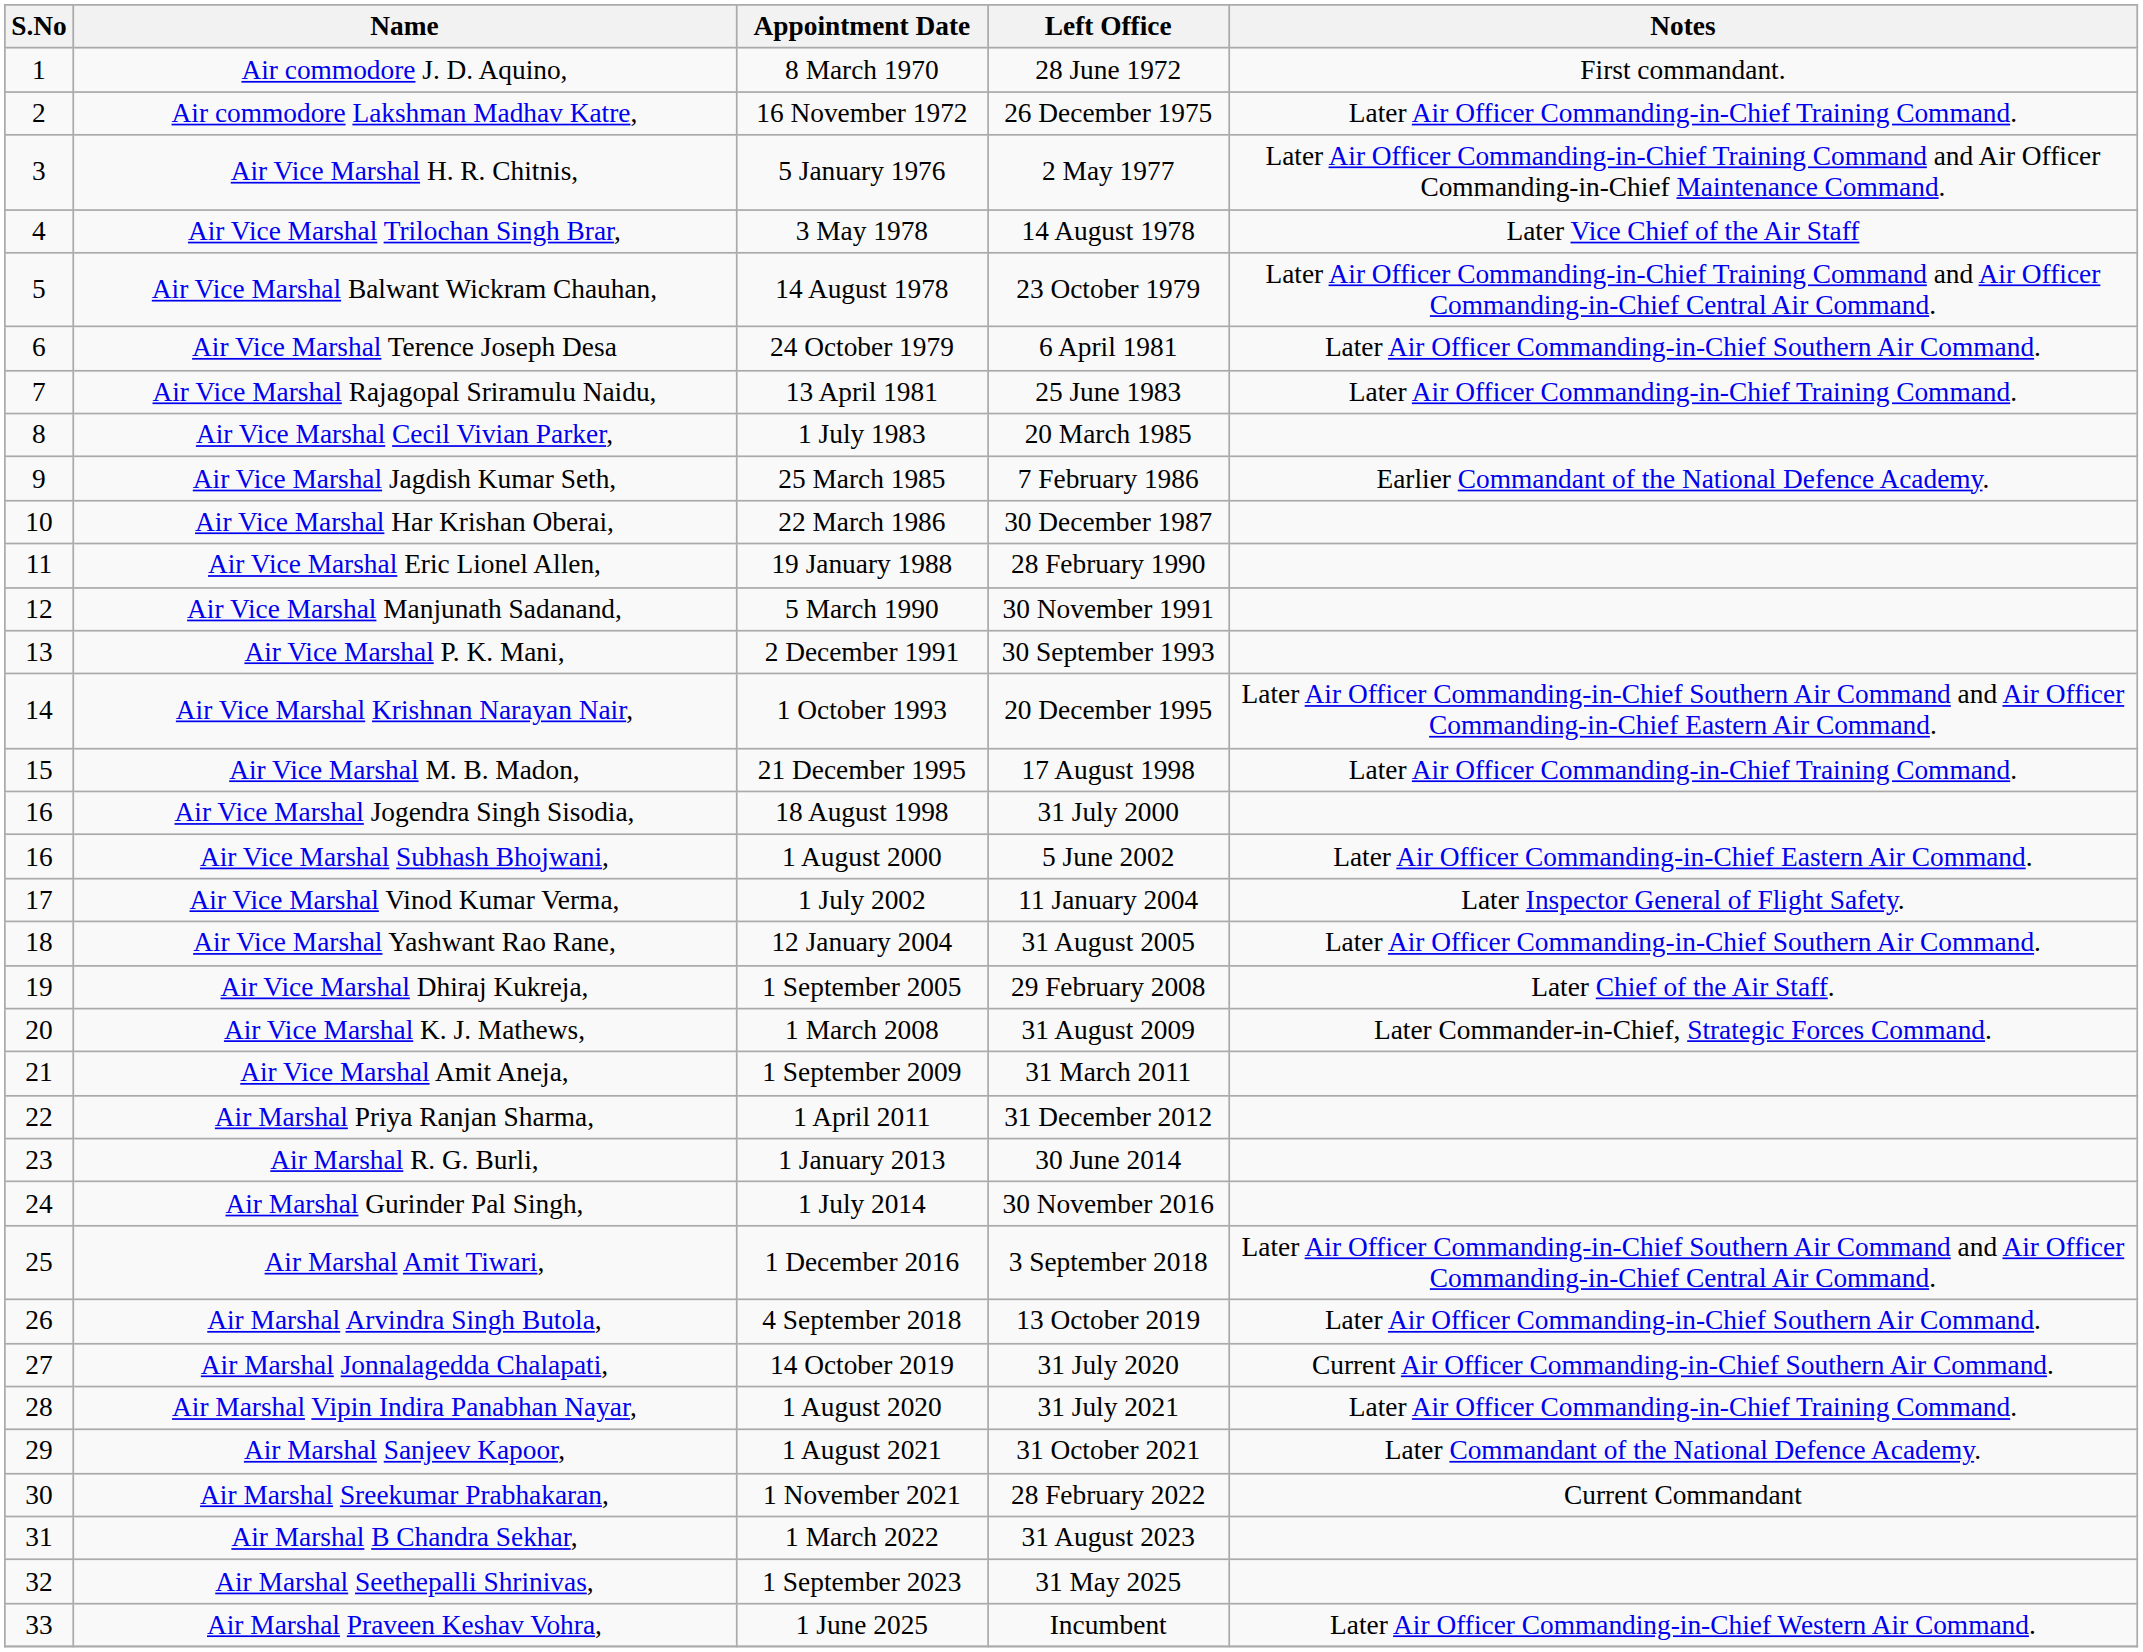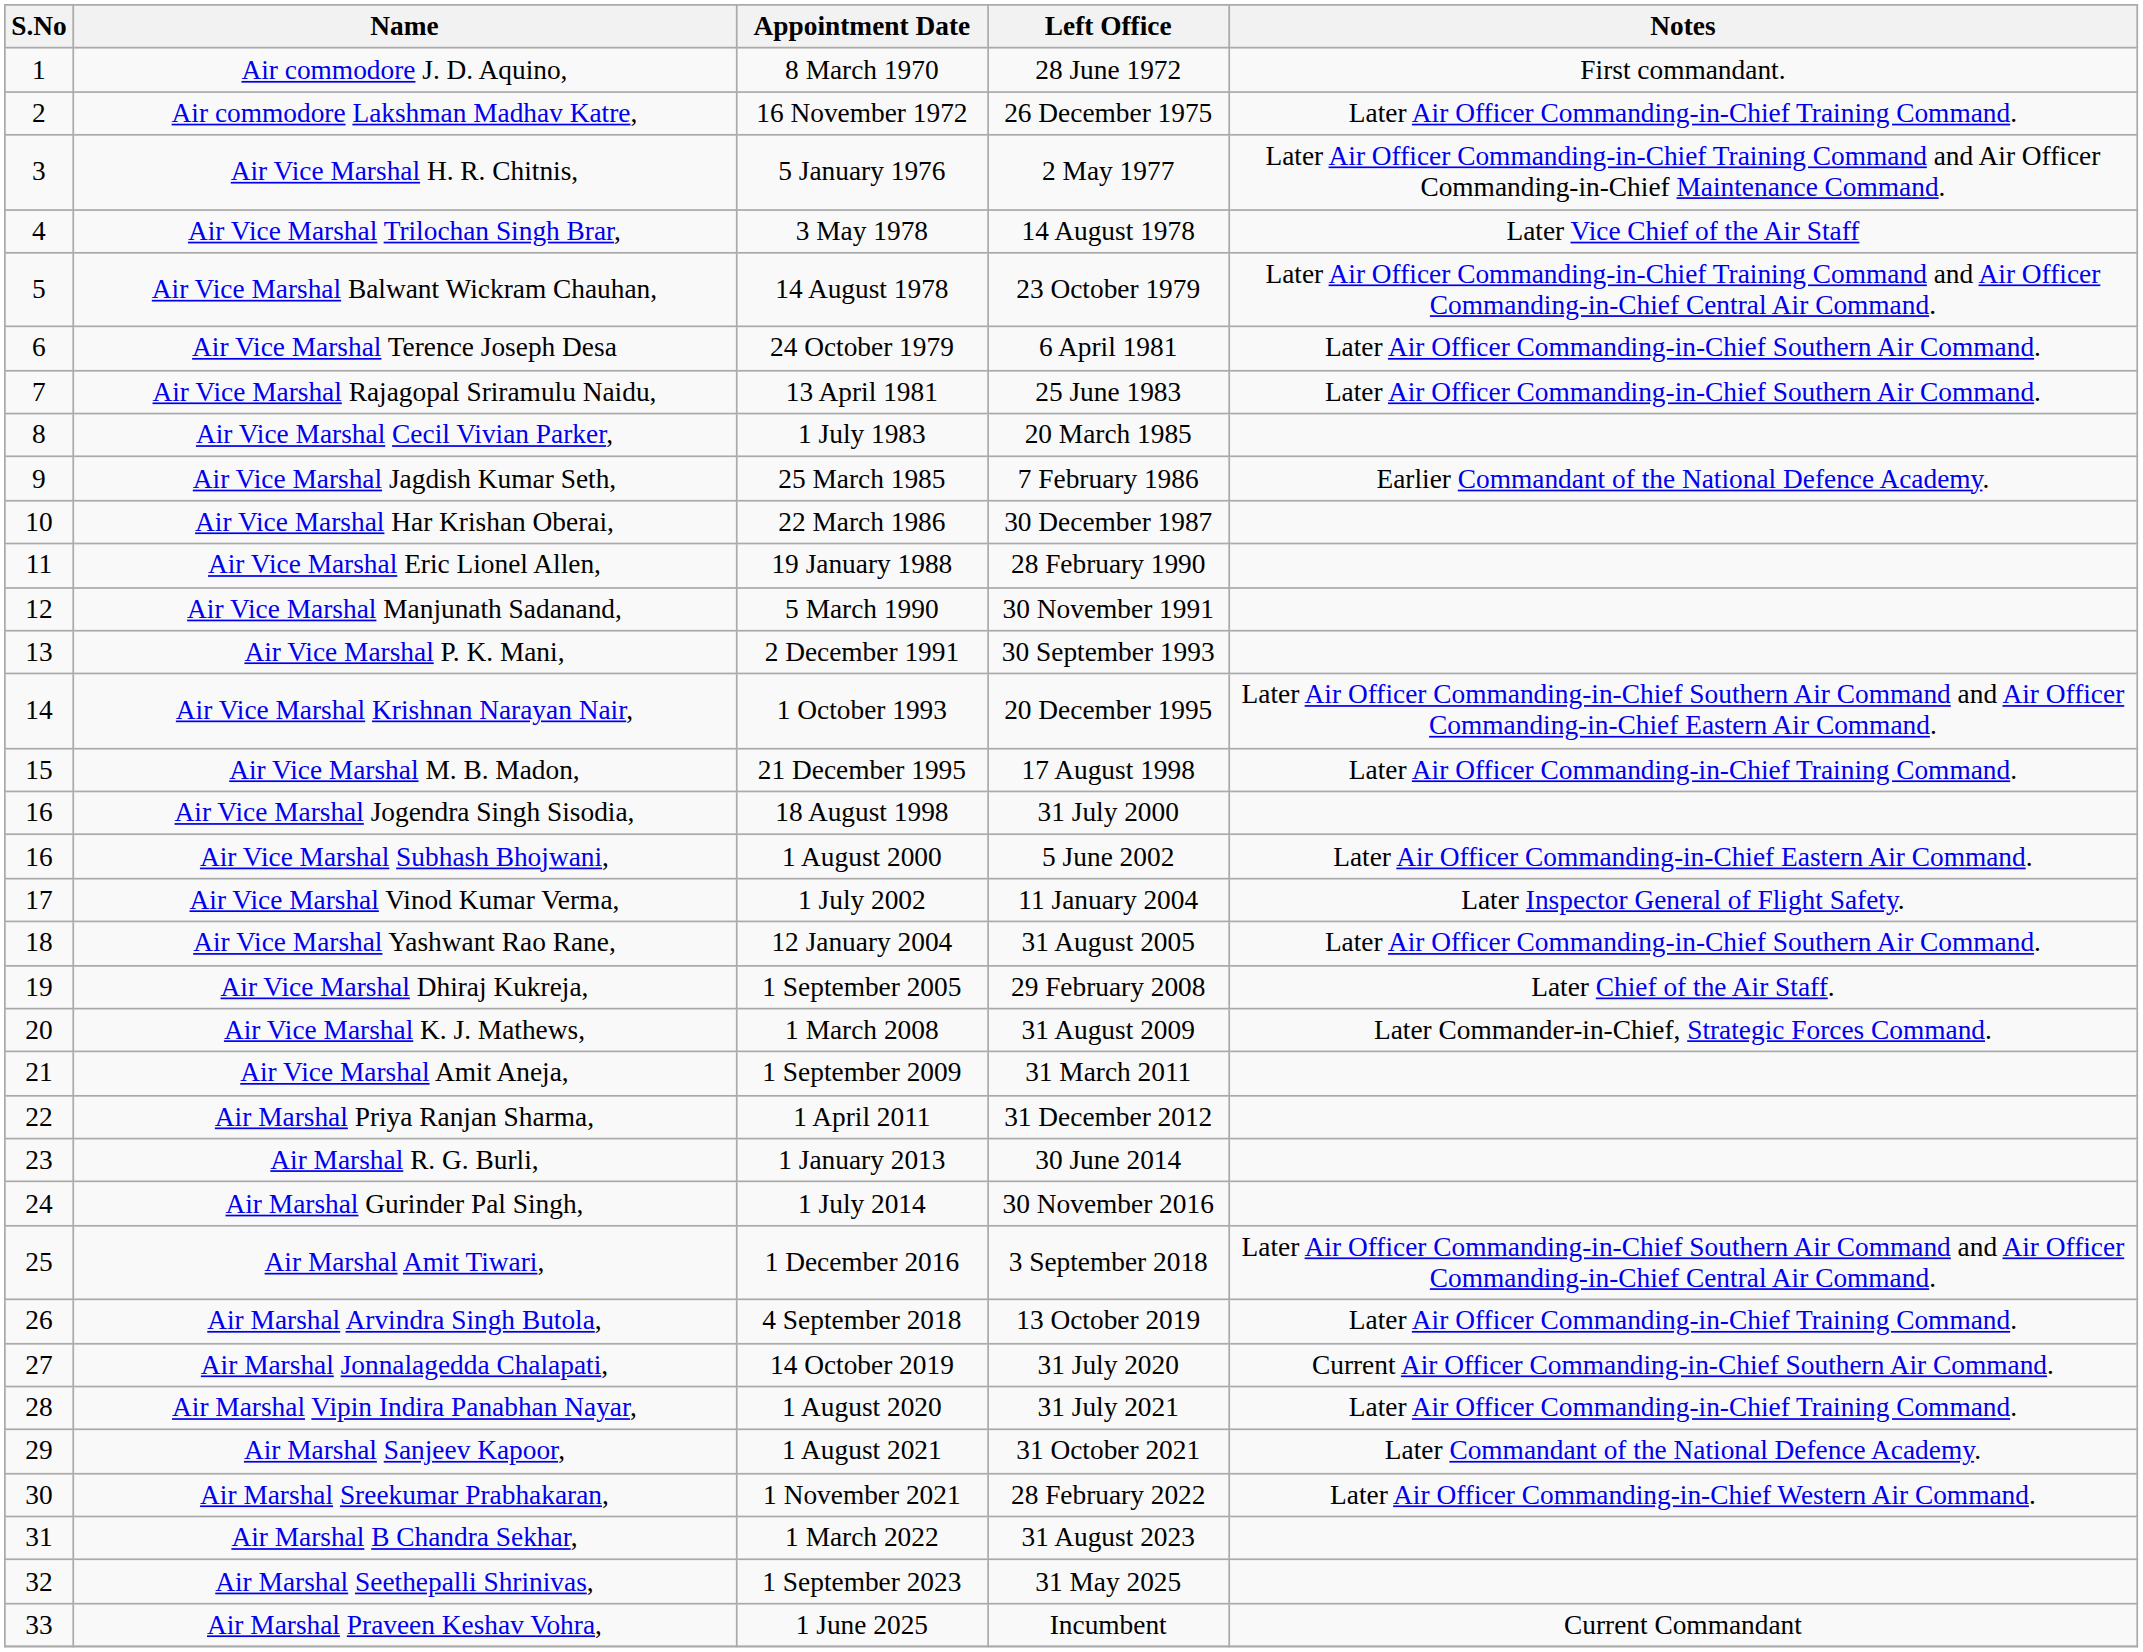(1683, 391) Later Air Officer Commanding-in-Chief Training Command. -> (1683, 391) Later Air Officer Commanding-in-Chief Southern Air Command.
(1683, 1320) Later Air Officer Commanding-in-Chief Southern Air Command. -> (1683, 1320) Later Air Officer Commanding-in-Chief Training Command.
(1683, 1494) Current Commandant -> (1683, 1494) Later Air Officer Commanding-in-Chief Western Air Command.
(1683, 1624) Later Air Officer Commanding-in-Chief Western Air Command. -> (1683, 1624) Current Commandant
